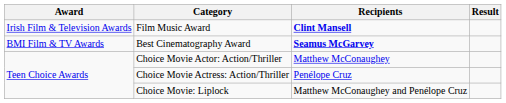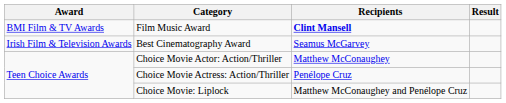(69, 28) Irish Film & Television Awards -> (55, 28) BMI Film & TV Awards
(55, 43) BMI Film & TV Awards -> (69, 43) Irish Film & Television Awards
(334, 43) bold -> (331, 43) normal
